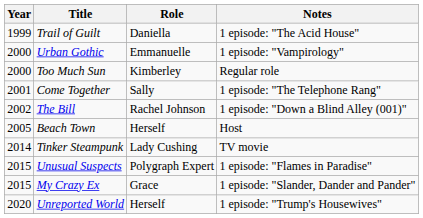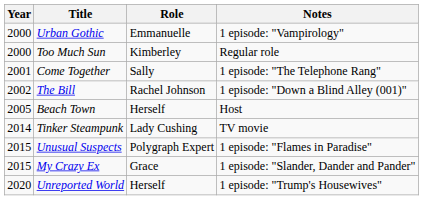- row: (68, 33)
